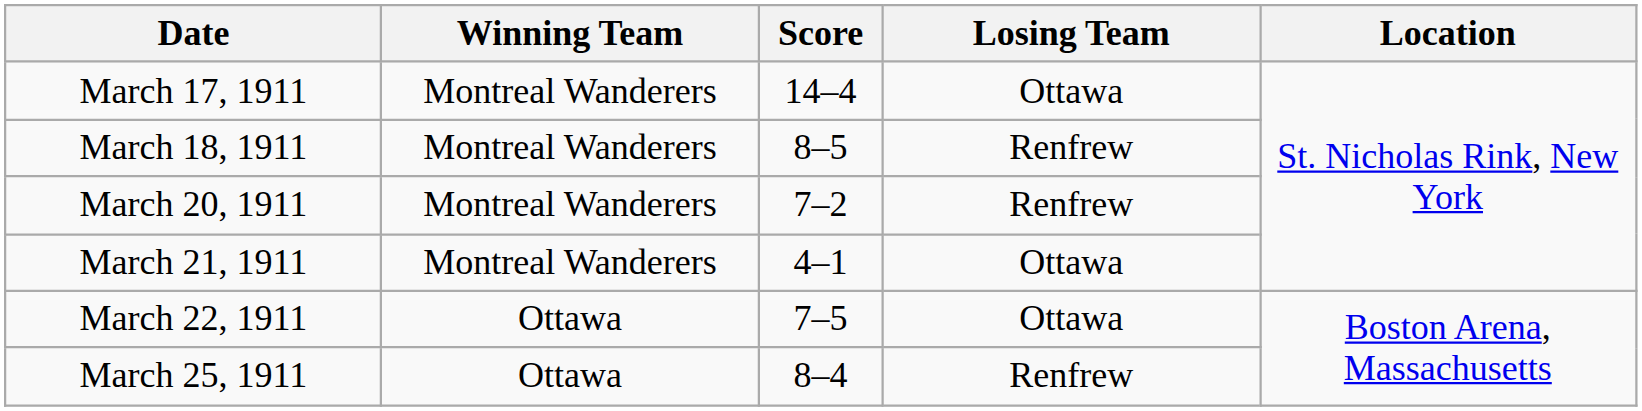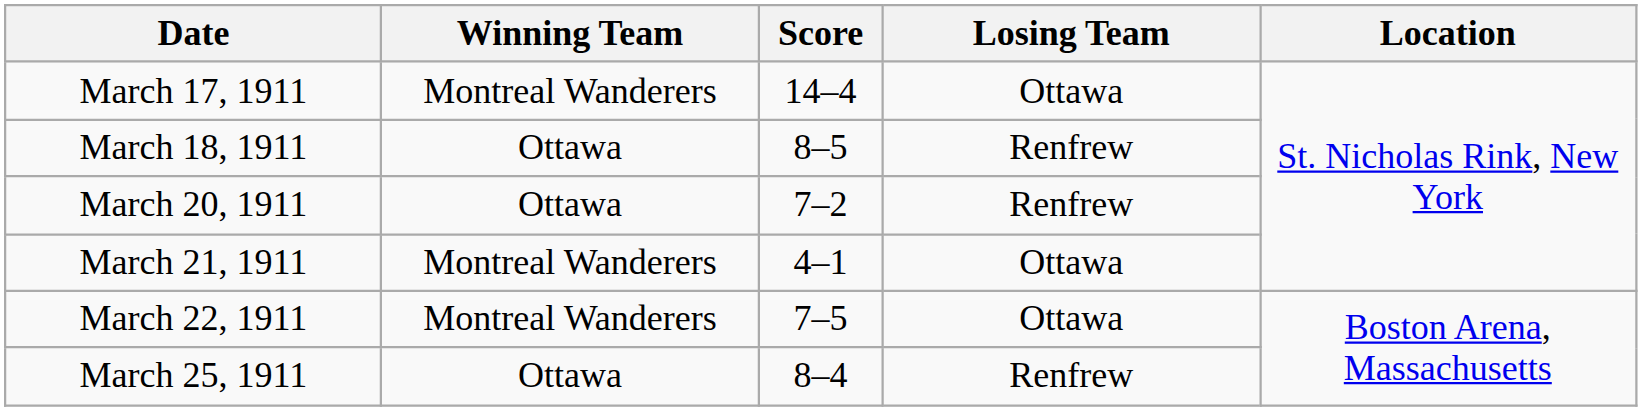(570, 147) Montreal Wanderers -> (570, 147) Ottawa
(570, 204) Montreal Wanderers -> (570, 204) Ottawa
(570, 318) Ottawa -> (570, 318) Montreal Wanderers
